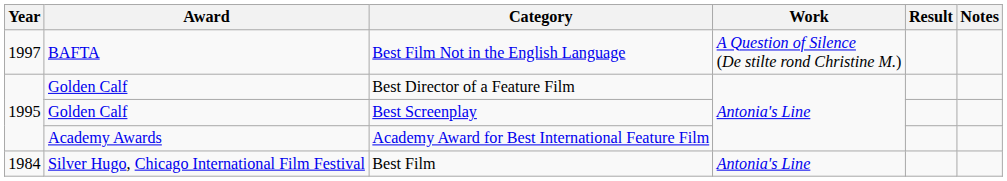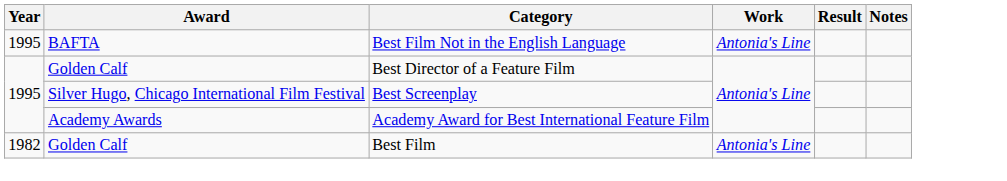(24, 52) 1997 -> (24, 42) 1995
(809, 52) A Question of Silence (De stilte rond Christine M.) -> (764, 42) Antonia's Line
(88, 112) Golden Calf -> (206, 94) Silver Hugo, Chicago International Film Festival
(24, 163) 1984 -> (24, 145) 1982
(206, 163) Silver Hugo, Chicago International Film Festival -> (88, 145) Golden Calf
